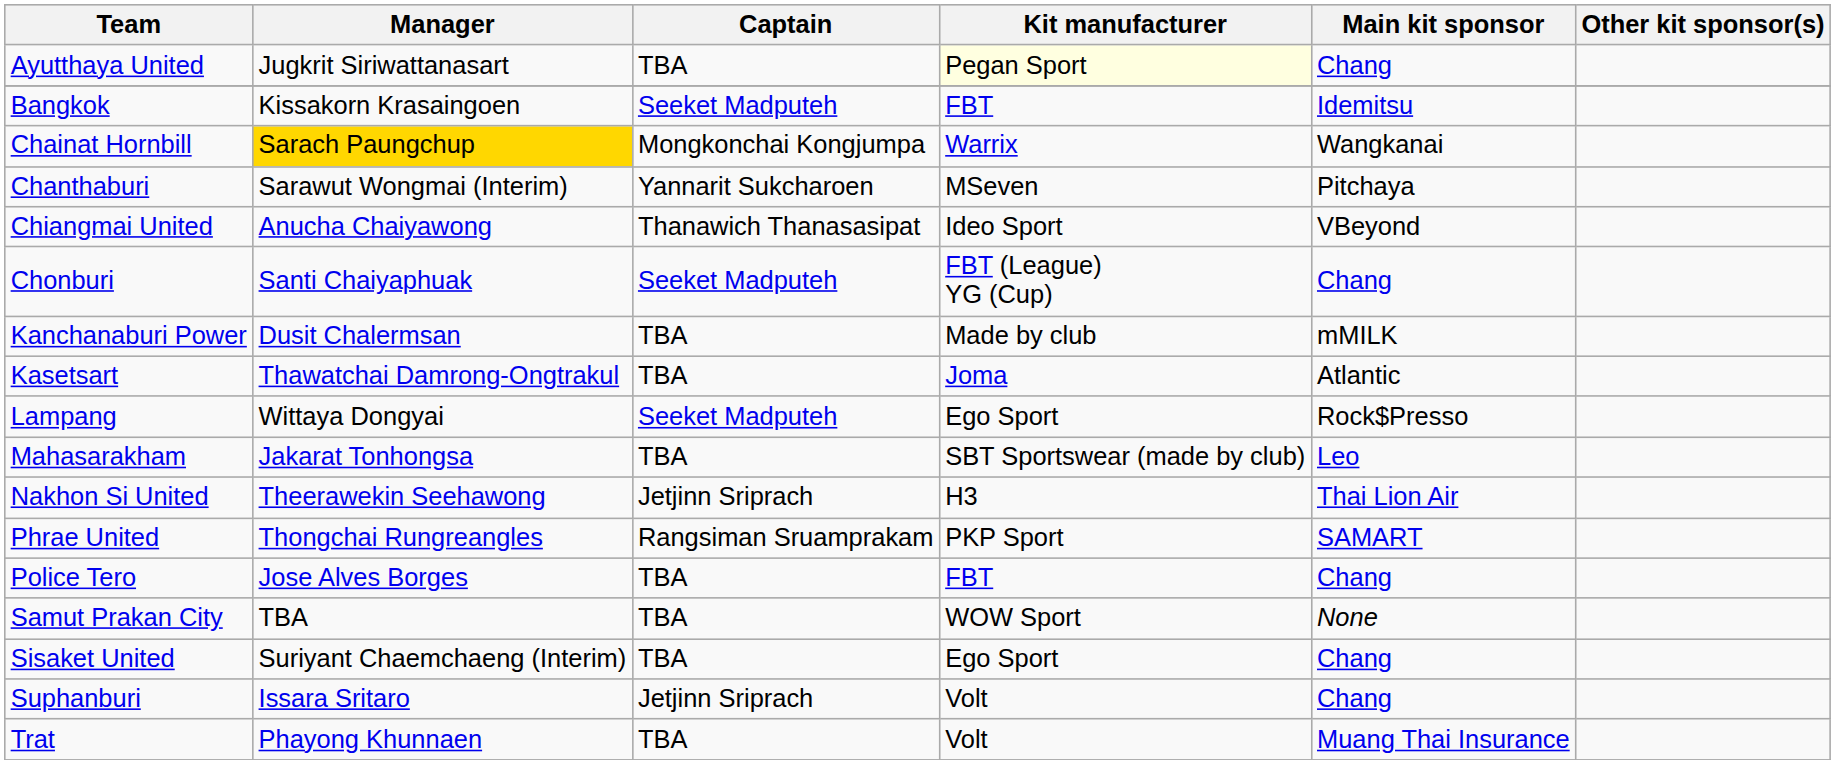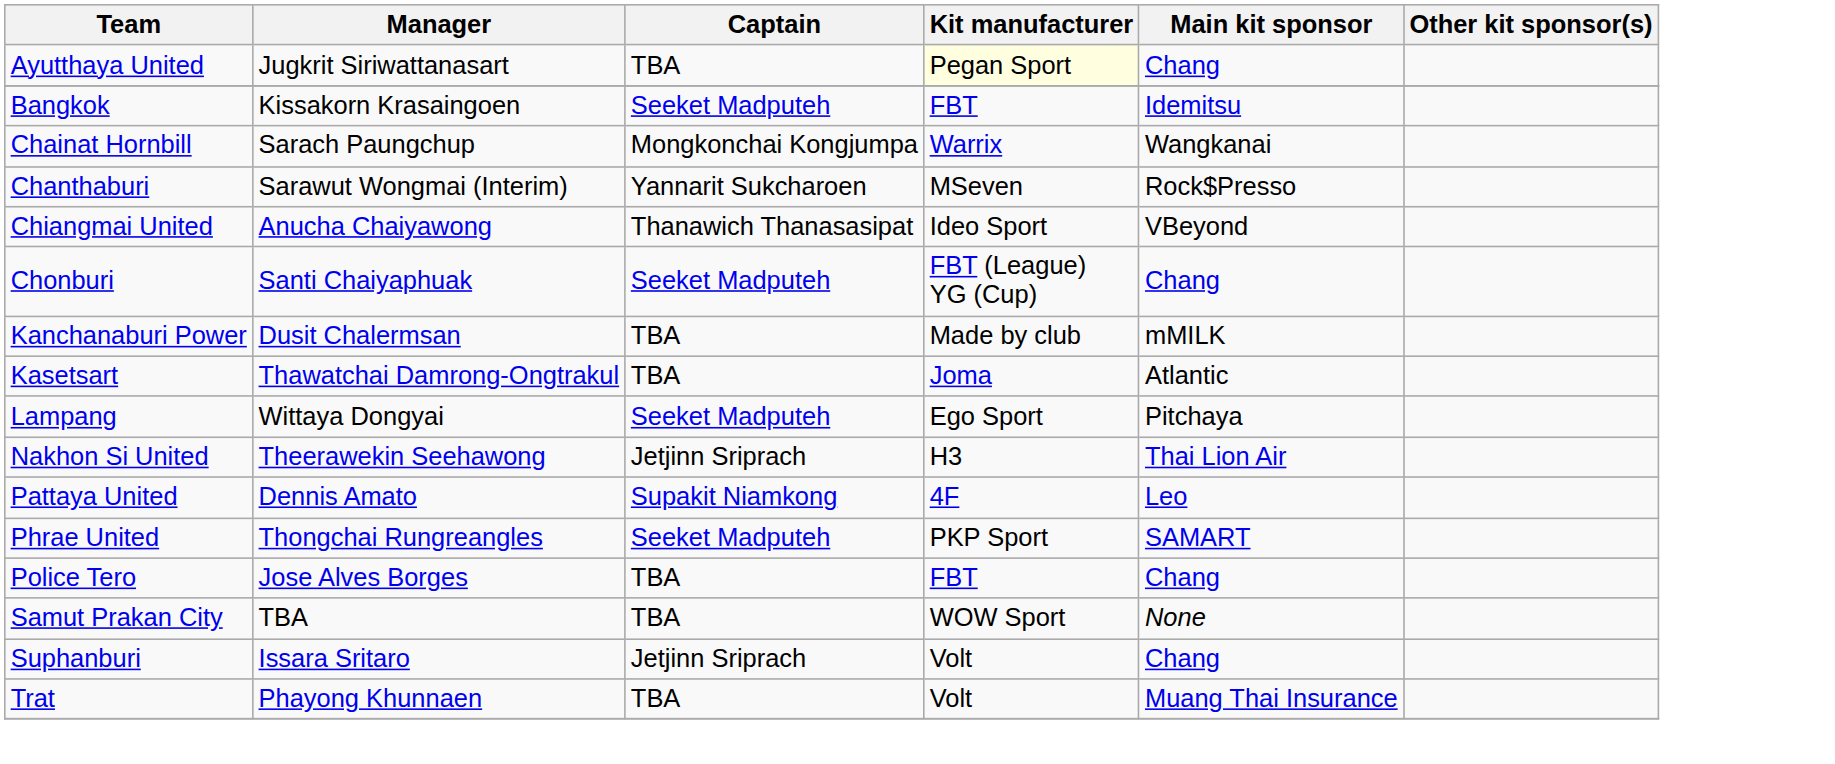(367, 145) gold background -> (367, 145) no background
(1366, 186) Pitchaya -> (1221, 186) Rock$Presso
(1393, 416) Rock$Presso -> (1194, 416) Pitchaya
- row: (98, 456)
+ row: (94, 497)
(786, 537) Rangsiman Sruamprakam -> (731, 537) Seeket Madputeh
- row: (93, 658)
